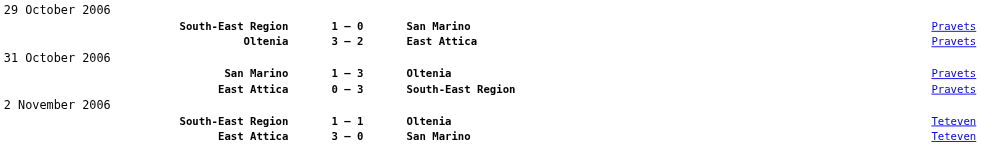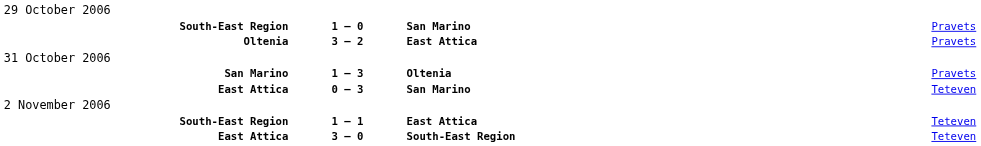(461, 89) South-East Region -> (439, 89) San Marino
(954, 89) Pravets -> (954, 89) Teteven
(429, 121) Oltenia -> (442, 121) East Attica
(439, 136) San Marino -> (461, 136) South-East Region
